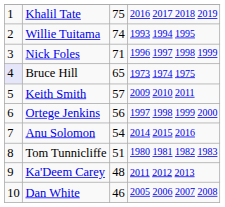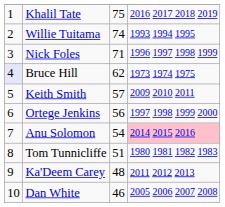(119, 73) 65 -> (119, 73) 62
(162, 133) no background -> (162, 133) pink background
